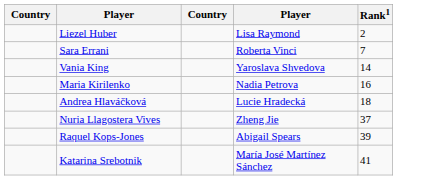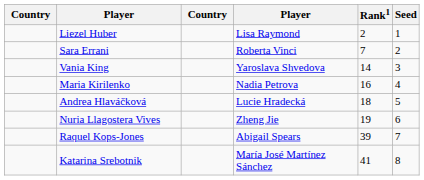+ column: (406, 14)
(366, 119) 37 -> (366, 119) 19
